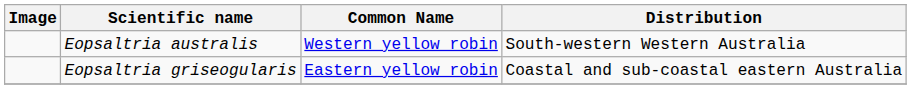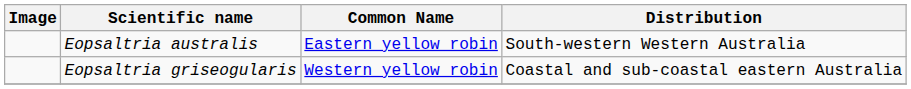(401, 44) Western yellow robin -> (401, 44) Eastern yellow robin
(401, 70) Eastern yellow robin -> (401, 70) Western yellow robin
